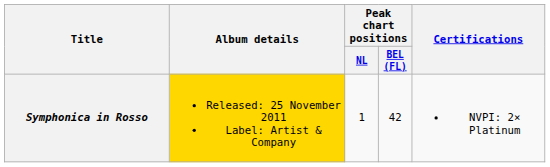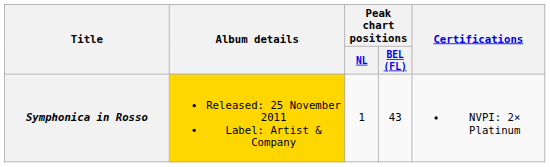(395, 118) 42 -> (395, 118) 43
